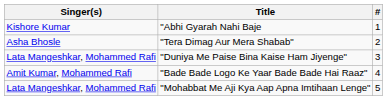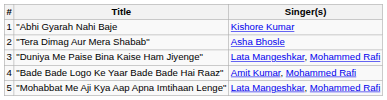columns swapped: (378, 12) <-> (81, 12)
